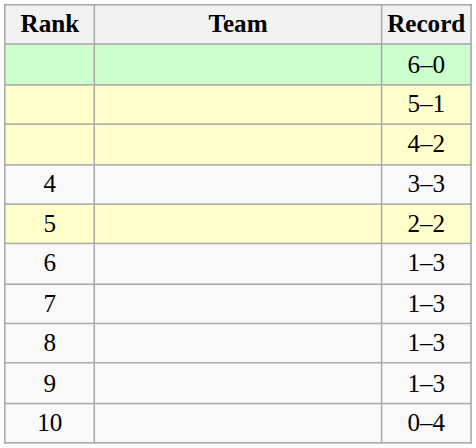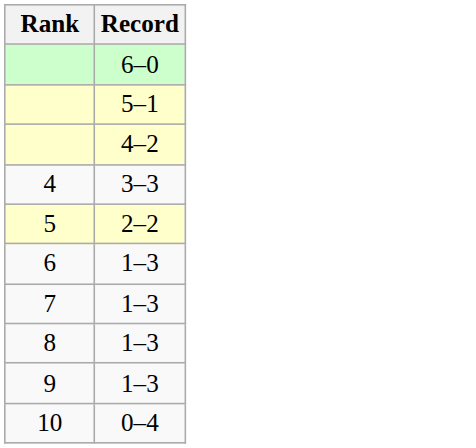- column: (238, 24)
